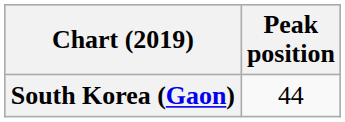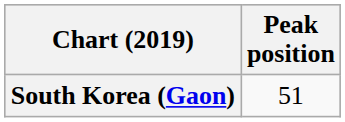(291, 95) 44 -> (291, 95) 51
